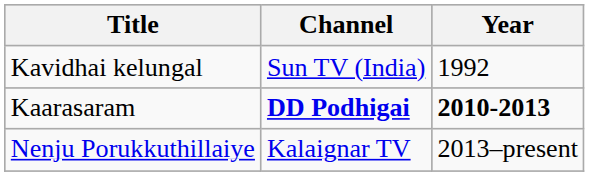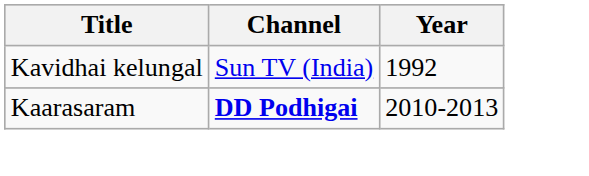(494, 107) bold -> (442, 107) normal
- row: (133, 149)
